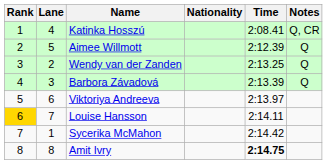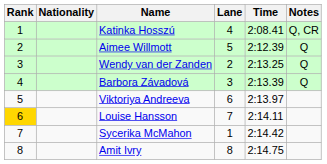columns swapped: (51, 13) <-> (215, 13)
(266, 151) bold -> (266, 151) normal
